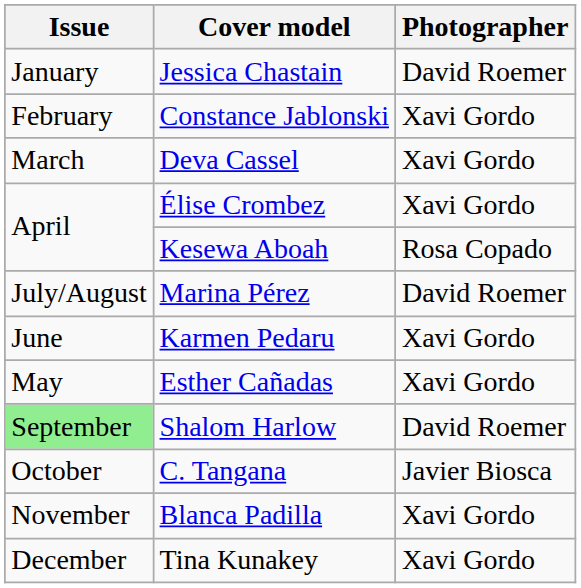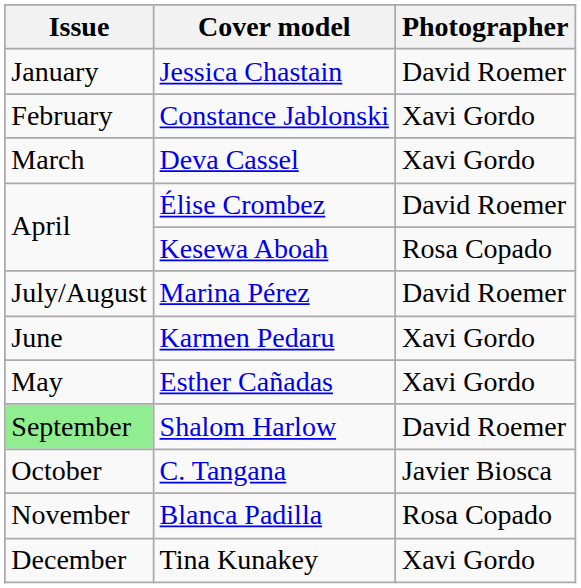(468, 204) Xavi Gordo -> (484, 204) David Roemer
(468, 515) Xavi Gordo -> (477, 515) Rosa Copado
